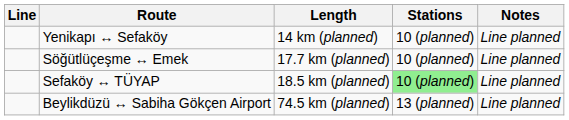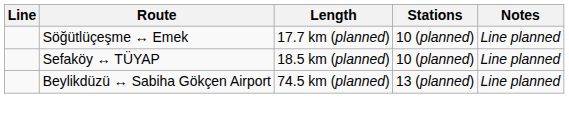- row: (105, 37)
(435, 81) lightgreen background -> (435, 59) no background
